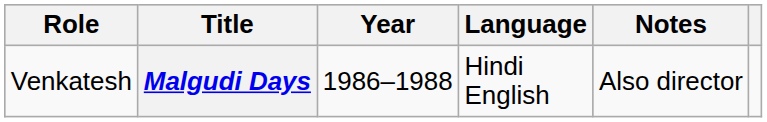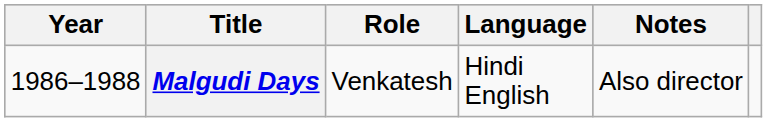columns swapped: (388, 25) <-> (71, 25)
